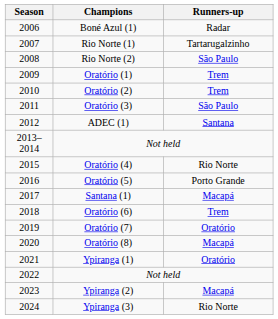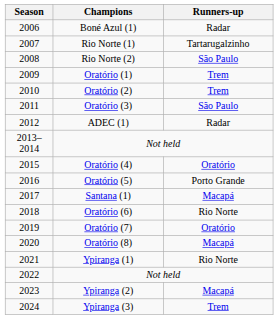(218, 122) Santana -> (218, 122) Radar
(218, 165) Rio Norte -> (218, 165) Oratório
(218, 212) Trem -> (218, 212) Rio Norte
(218, 259) Oratório -> (218, 259) Rio Norte
(218, 306) Rio Norte -> (218, 306) Trem
